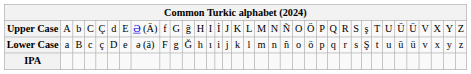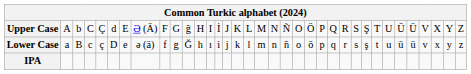(165, 28) f -> (165, 28) F
(367, 28) ş -> (367, 28) Ş
(165, 45) F -> (165, 45) f
(367, 45) Ş -> (367, 45) ş
